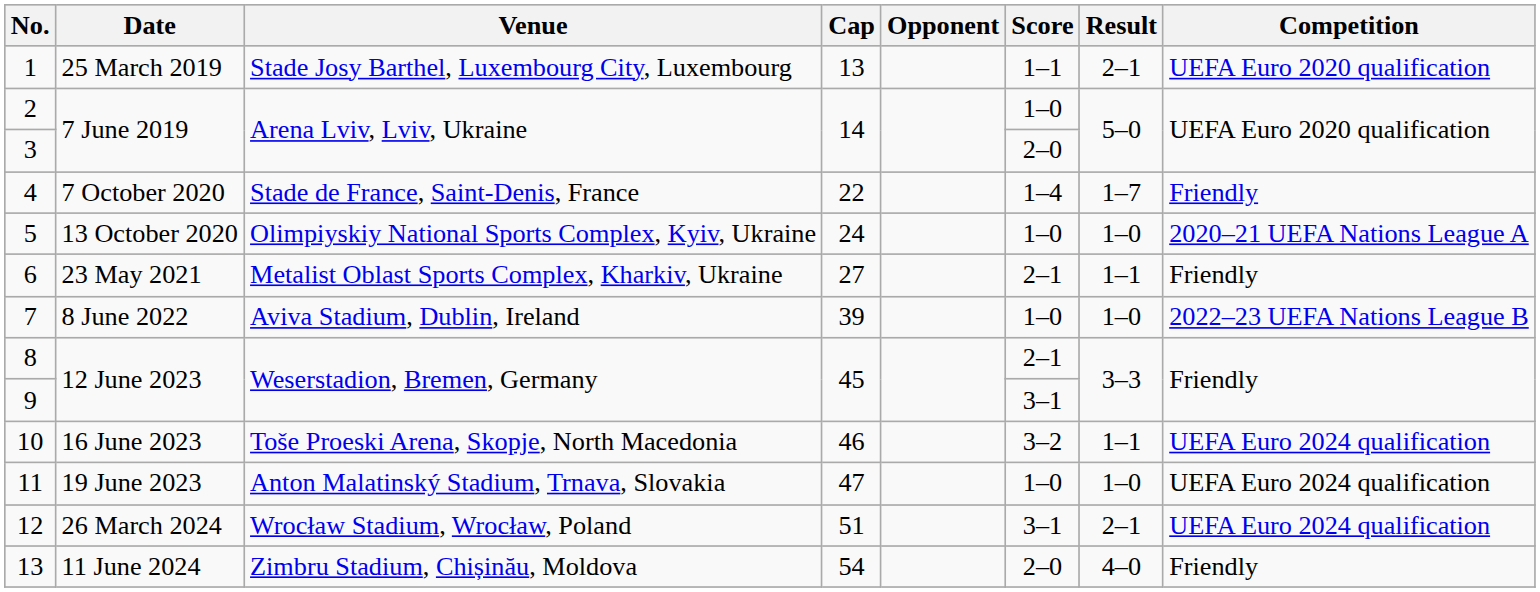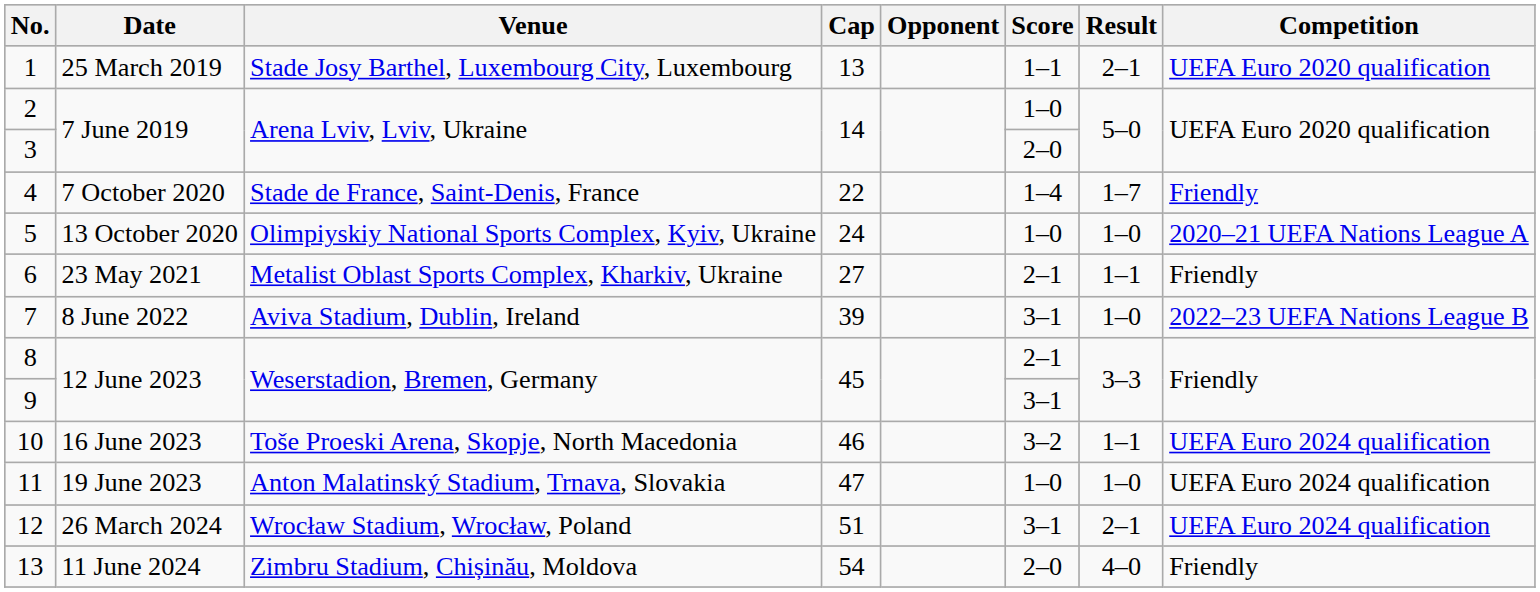(1042, 316) 1–0 -> (1042, 316) 3–1
